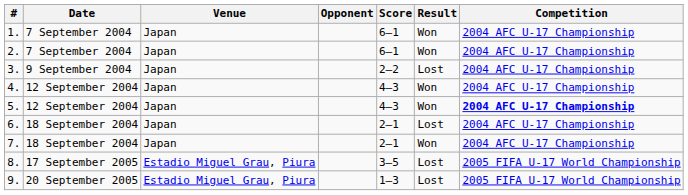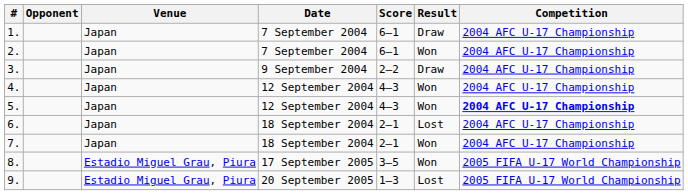columns swapped: (82, 13) <-> (347, 13)
(427, 32) Won -> (431, 32) Draw
(431, 69) Lost -> (431, 69) Draw
(431, 161) Lost -> (427, 161) Won
